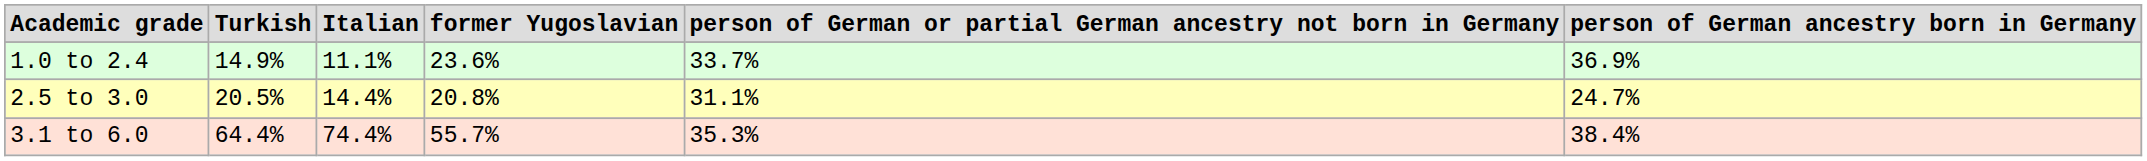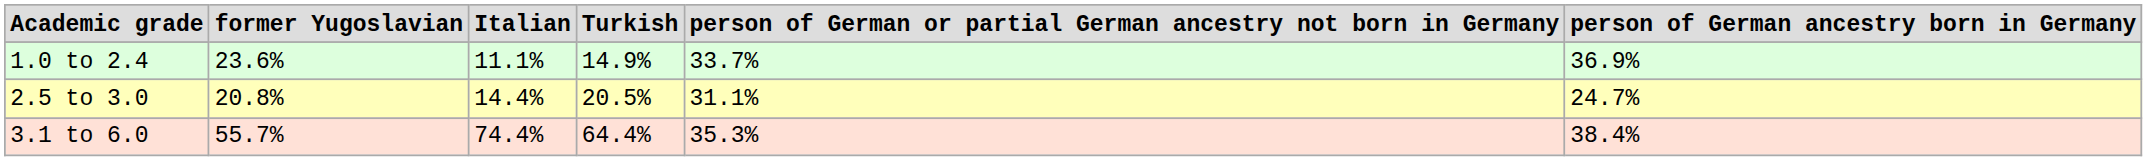columns swapped: (263, 24) <-> (554, 24)
